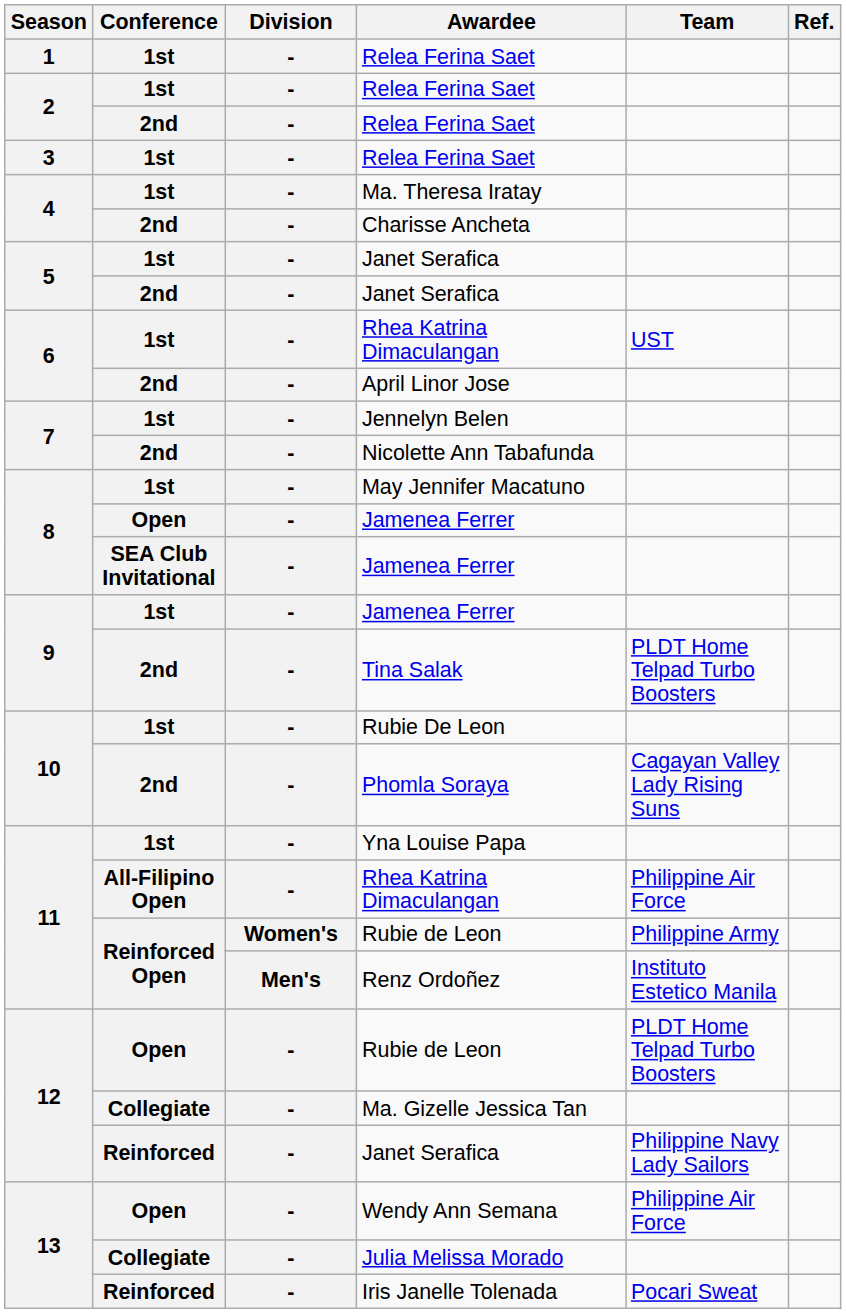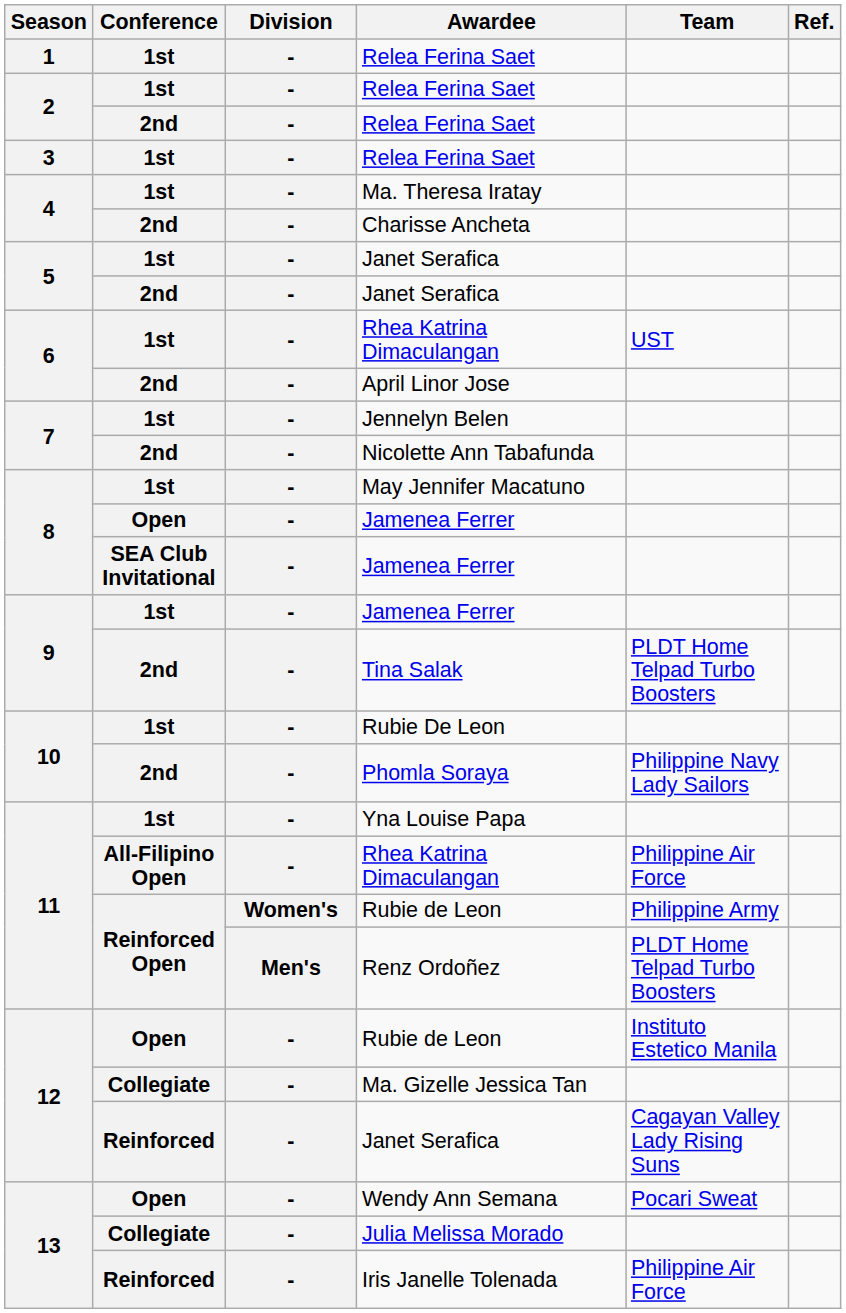(705, 785) Cagayan Valley Lady Rising Suns -> (705, 773) Philippine Navy Lady Sailors
(704, 981) Instituto Estetico Manila -> (693, 969) PLDT Home Telpad Turbo Boosters
(693, 1050) PLDT Home Telpad Turbo Boosters -> (704, 1038) Instituto Estetico Manila
(705, 1154) Philippine Navy Lady Sailors -> (705, 1142) Cagayan Valley Lady Rising Suns
(693, 1211) Philippine Air Force -> (694, 1200) Pocari Sweat
(694, 1291) Pocari Sweat -> (693, 1279) Philippine Air Force
